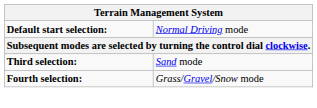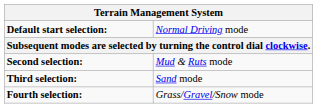+ row: (45, 62)
